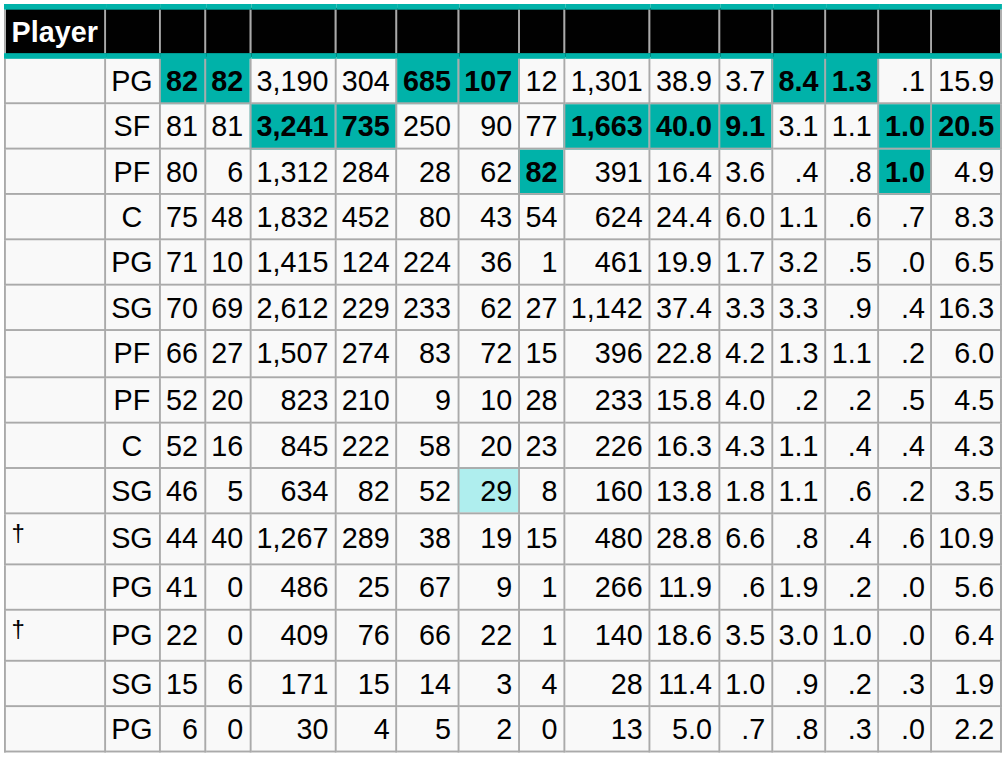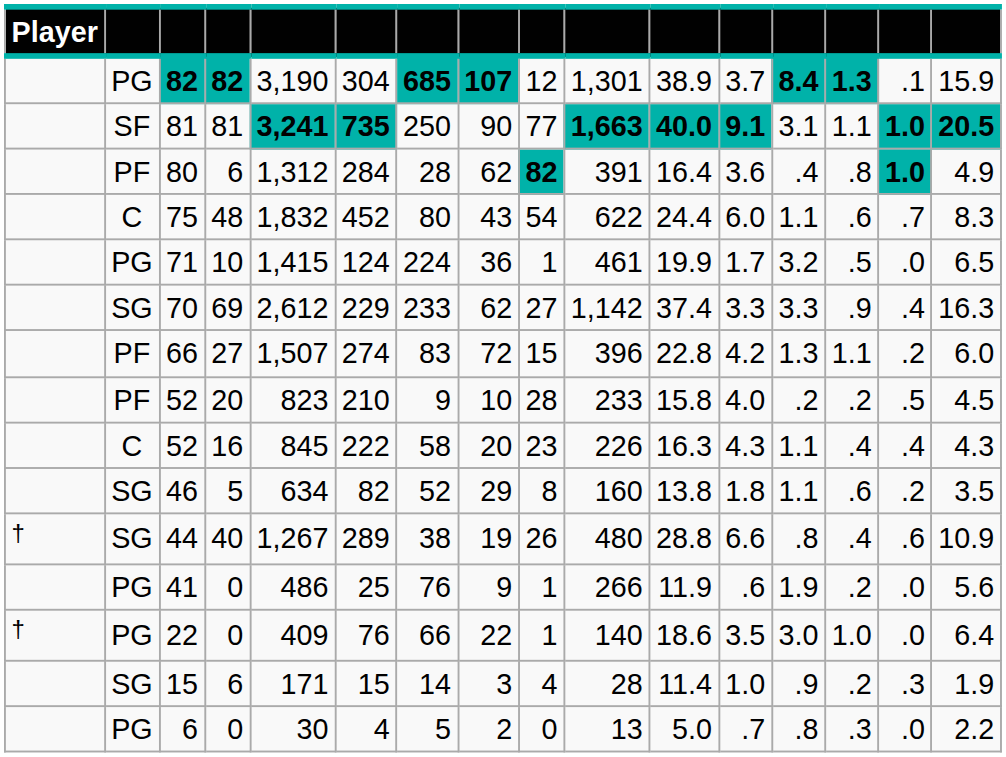(619, 217) 624 -> (619, 217) 622
(496, 490) paleturquoise background -> (496, 490) no background
(542, 539) 15 -> (542, 539) 26
(435, 587) 67 -> (435, 587) 76
